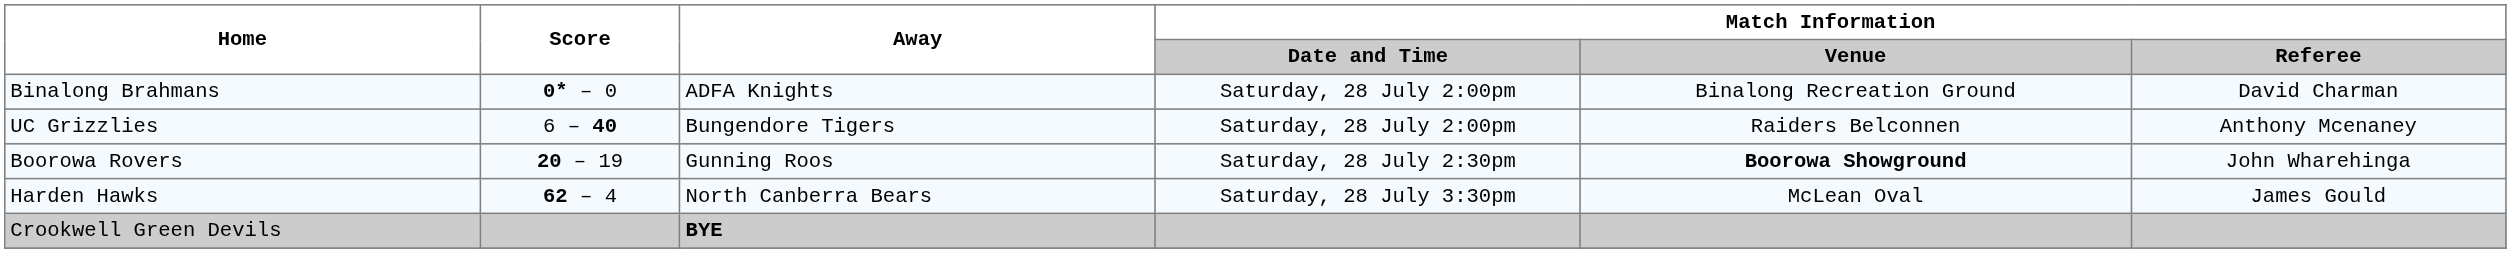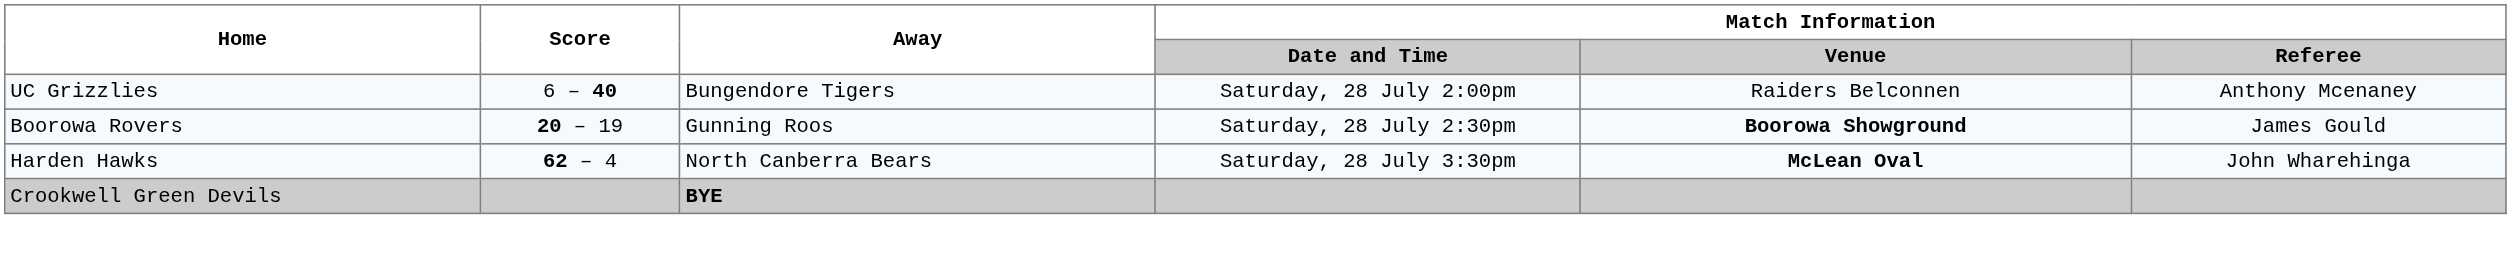- row: (115, 92)
(2318, 161) John Wharehinga -> (2318, 126) James Gould
(1856, 196) normal -> (1856, 161) bold
(2318, 196) James Gould -> (2318, 161) John Wharehinga
